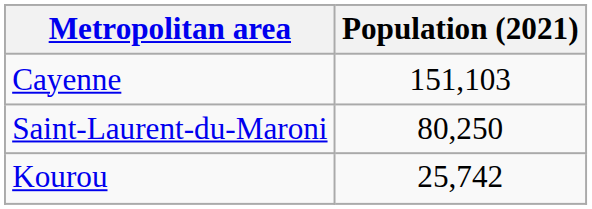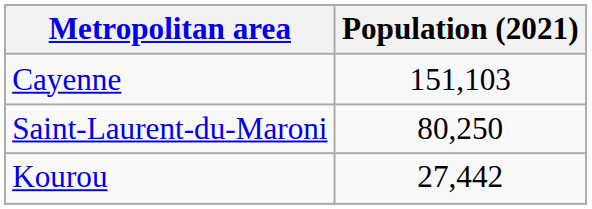(460, 177) 25,742 -> (460, 177) 27,442
